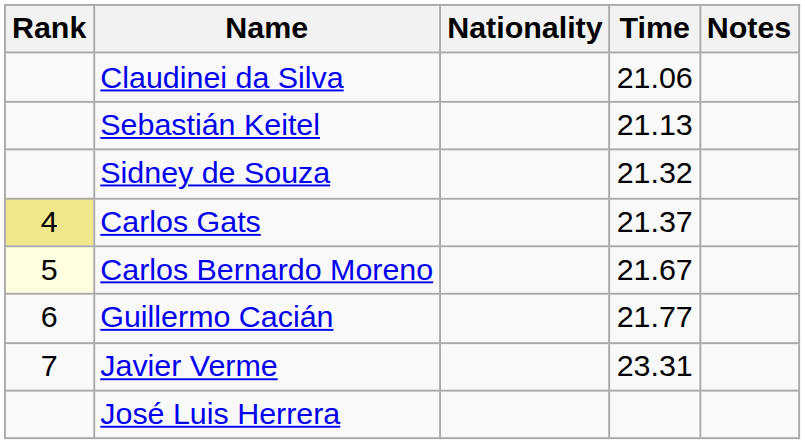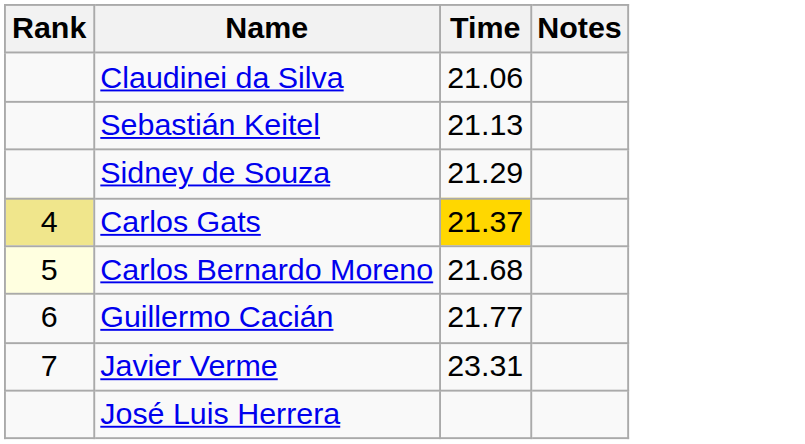- column: (525, 28)
(655, 173) 21.32 -> (485, 173) 21.29
(655, 221) no background -> (485, 221) gold background
(655, 269) 21.67 -> (485, 269) 21.68
